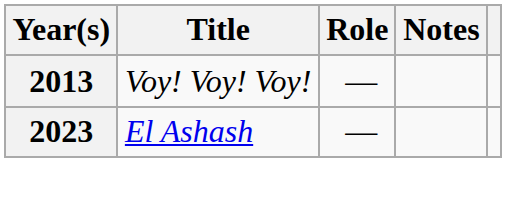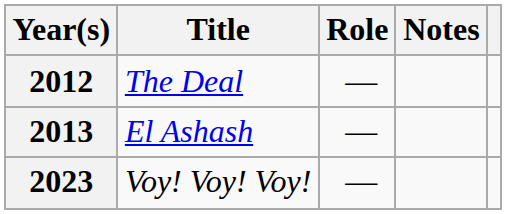+ row: (61, 80)
(218, 80) Voy! Voy! Voy! -> (189, 131) El Ashash
(189, 131) El Ashash -> (218, 182) Voy! Voy! Voy!
